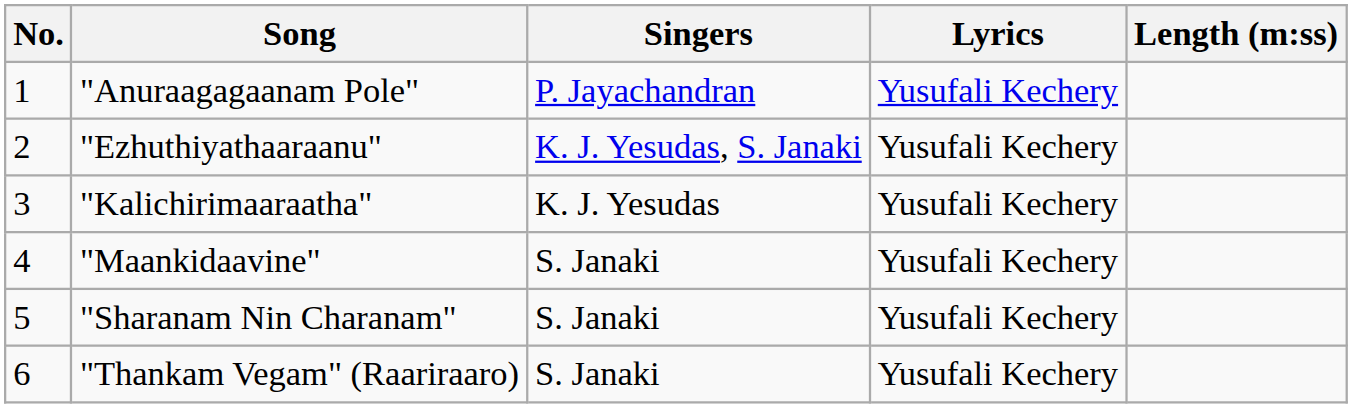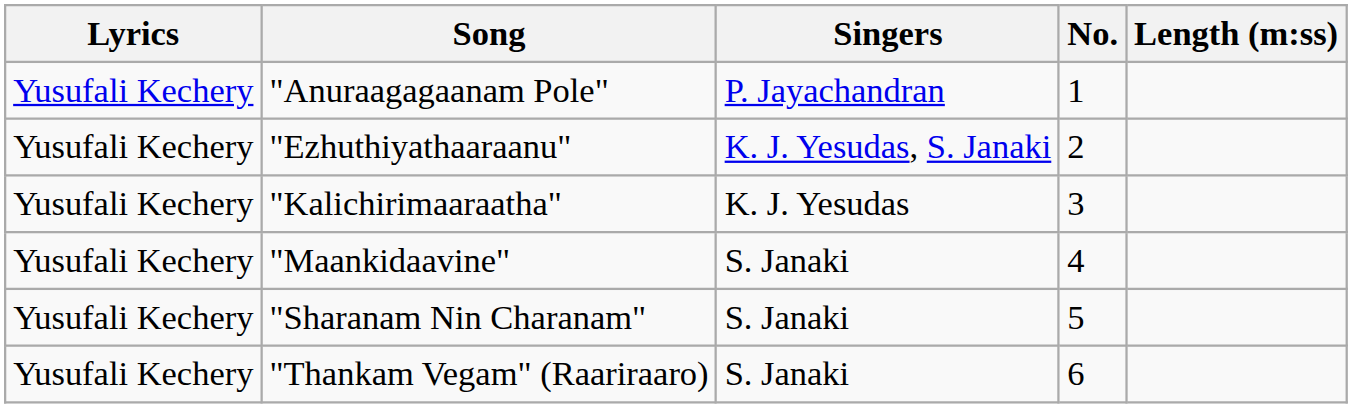columns swapped: (39, 33) <-> (998, 33)
